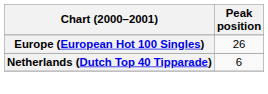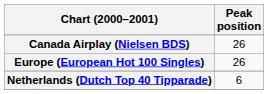+ row: (109, 44)
